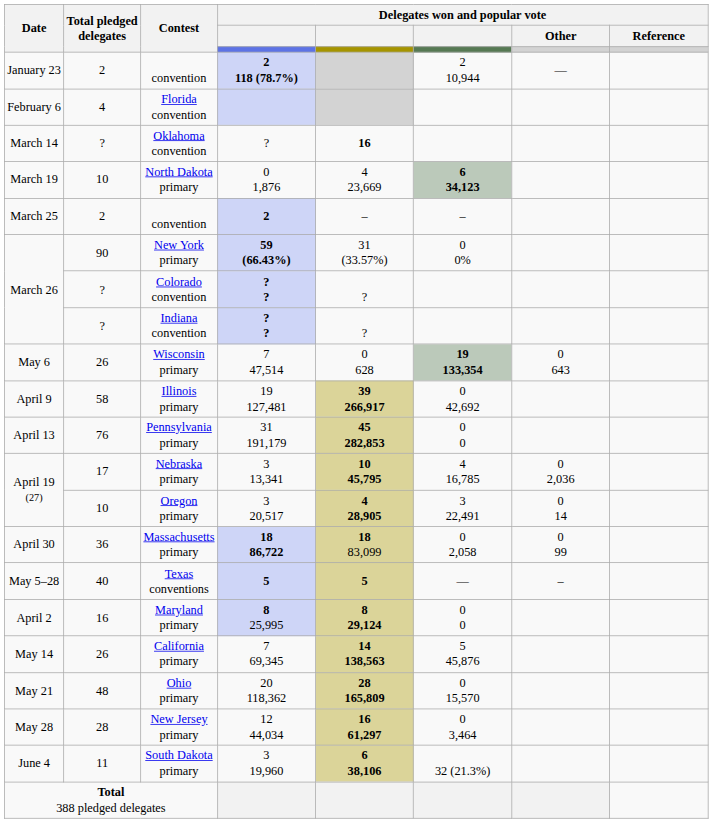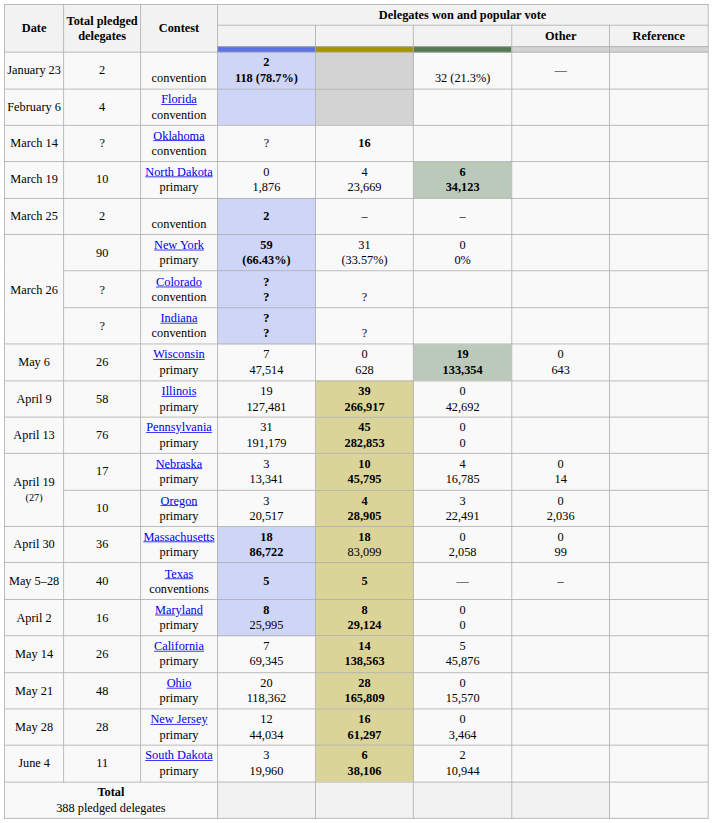(463, 70) 2 10,944 -> (463, 78) 32 (21.3%)
(561, 471) 0 2,036 -> (561, 471) 0 14
(561, 508) 0 14 -> (561, 508) 0 2,036
(463, 771) 32 (21.3%) -> (463, 763) 2 10,944
